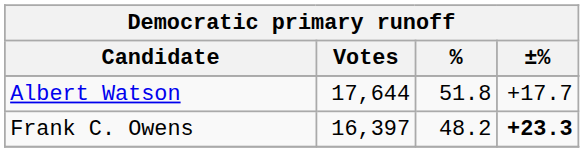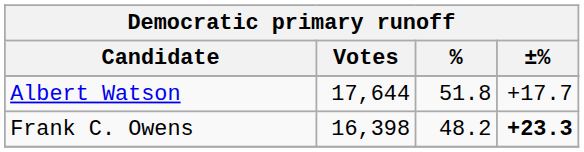(371, 129) 16,397 -> (371, 129) 16,398
